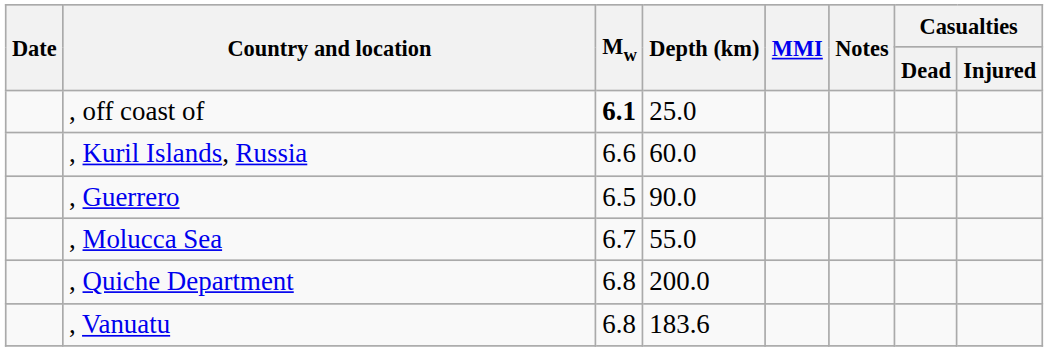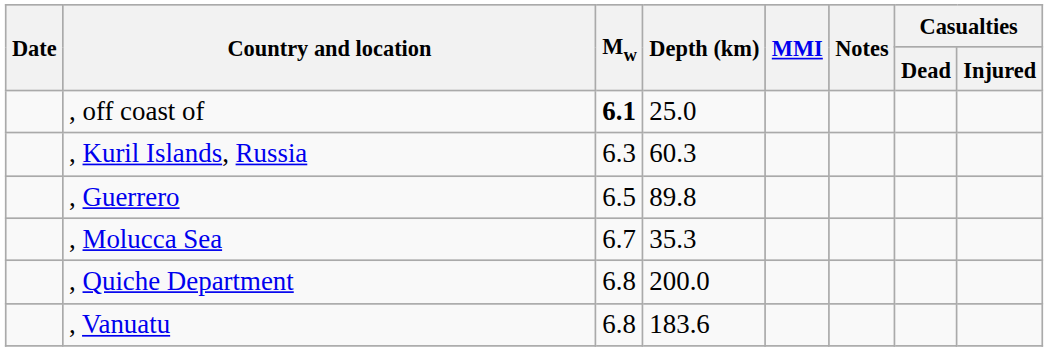(619, 153) 6.6 -> (619, 153) 6.3
(673, 153) 60.0 -> (673, 153) 60.3
(673, 196) 90.0 -> (673, 196) 89.8
(673, 238) 55.0 -> (673, 238) 35.3
